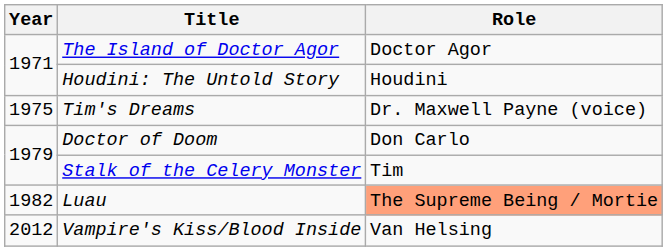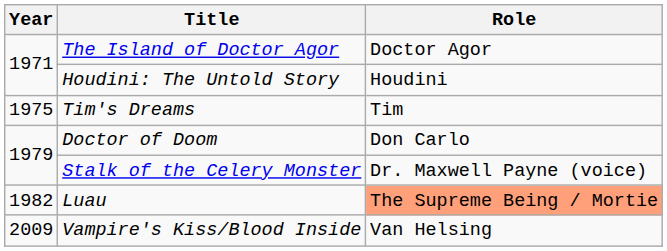(509, 110) Dr. Maxwell Payne (voice) -> (387, 110) Tim
(387, 170) Tim -> (509, 170) Dr. Maxwell Payne (voice)
(31, 230) 2012 -> (31, 230) 2009
